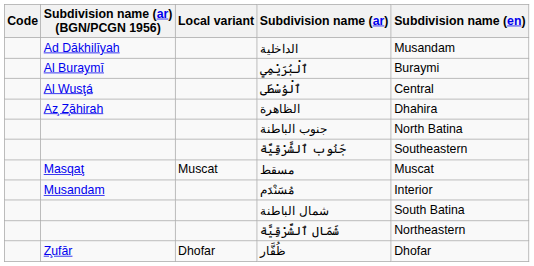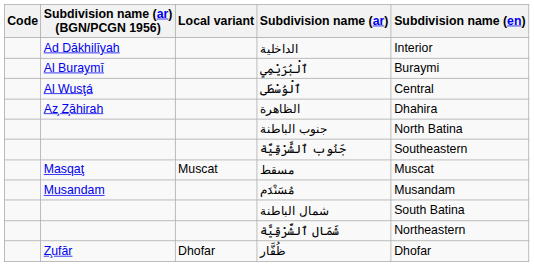(425, 48) Musandam -> (413, 48) Interior
(413, 190) Interior -> (425, 190) Musandam
